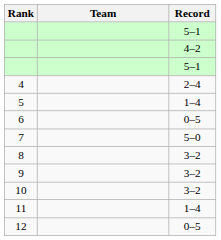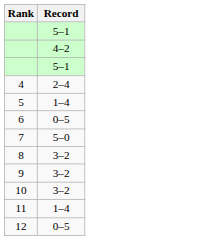- column: (103, 13)
